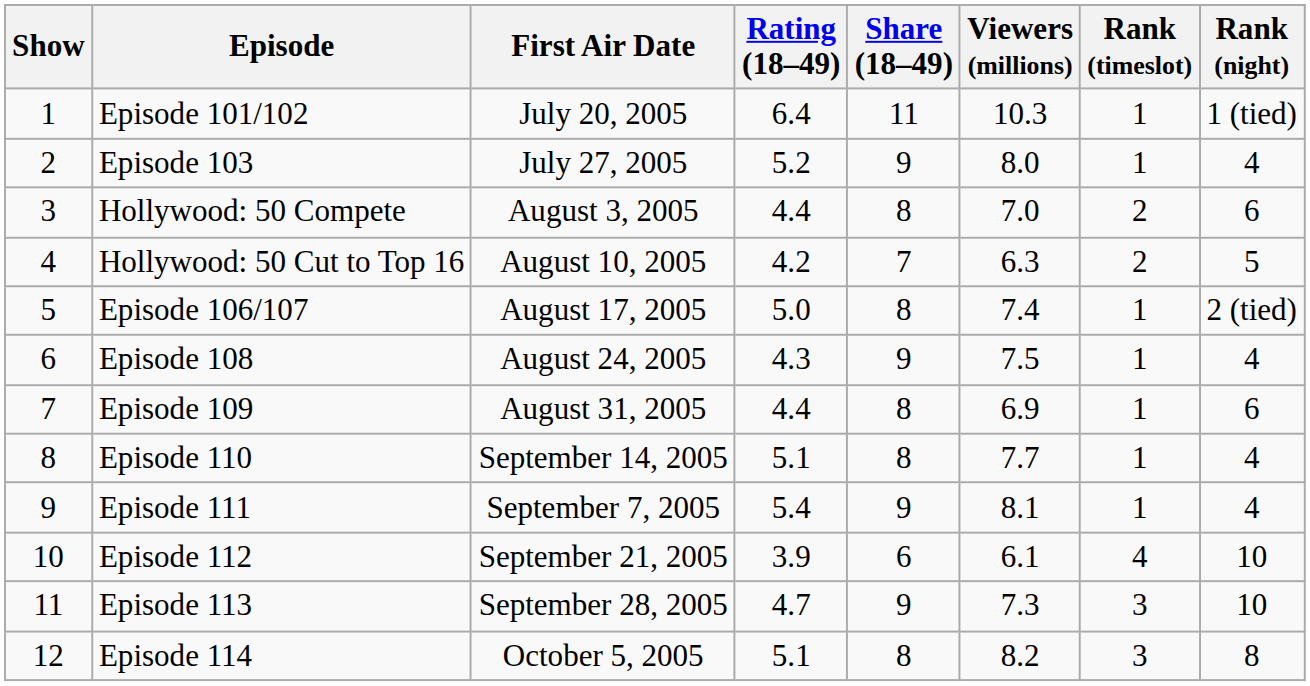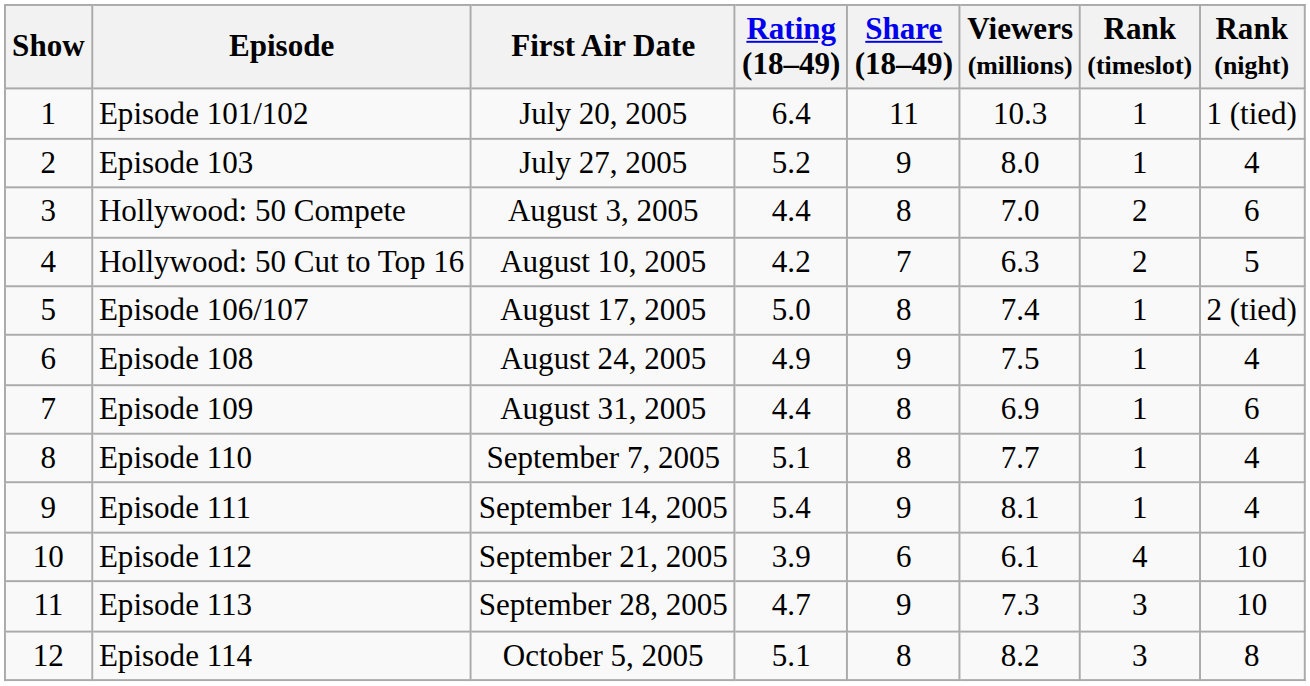(791, 359) 4.3 -> (791, 359) 4.9
(603, 457) September 14, 2005 -> (603, 457) September 7, 2005
(603, 507) September 7, 2005 -> (603, 507) September 14, 2005
